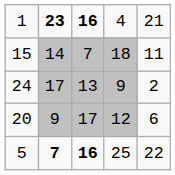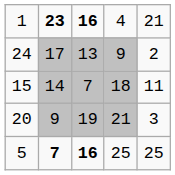rows swapped: (22, 54) <-> (22, 87)
(88, 120) 17 -> (88, 120) 19
(121, 120) 12 -> (121, 120) 21
(154, 120) 6 -> (154, 120) 3
(154, 153) 22 -> (154, 153) 25
